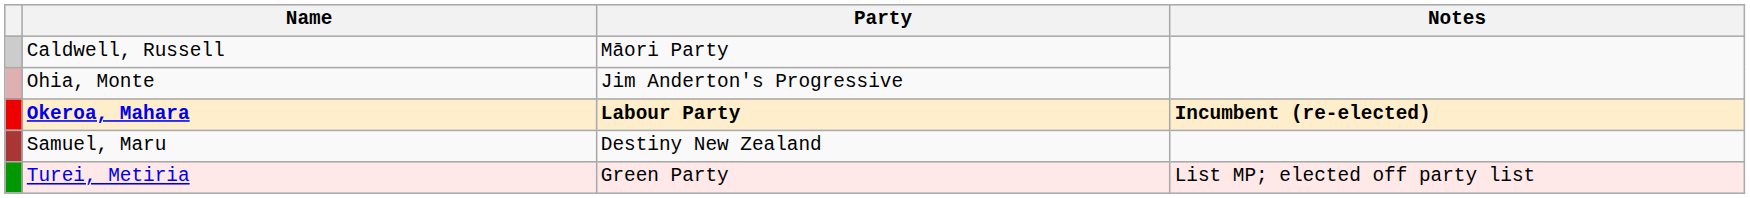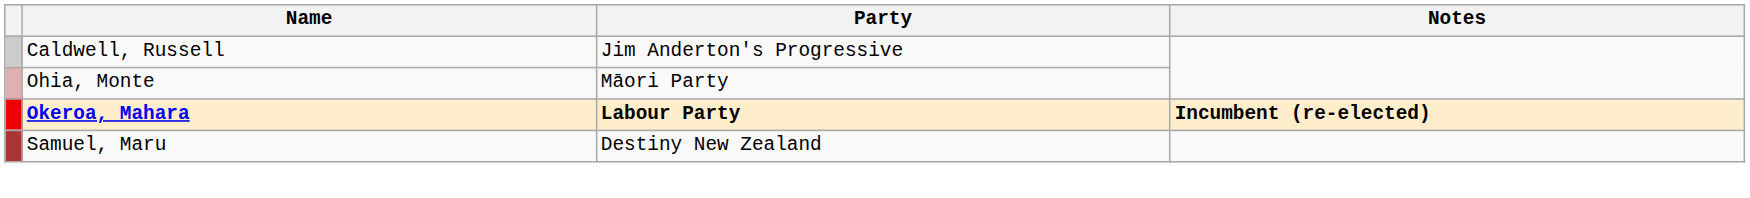(665, 52) Māori Party -> (752, 52) Jim Anderton's Progressive
(752, 83) Jim Anderton's Progressive -> (665, 83) Māori Party
- row: (108, 177)
